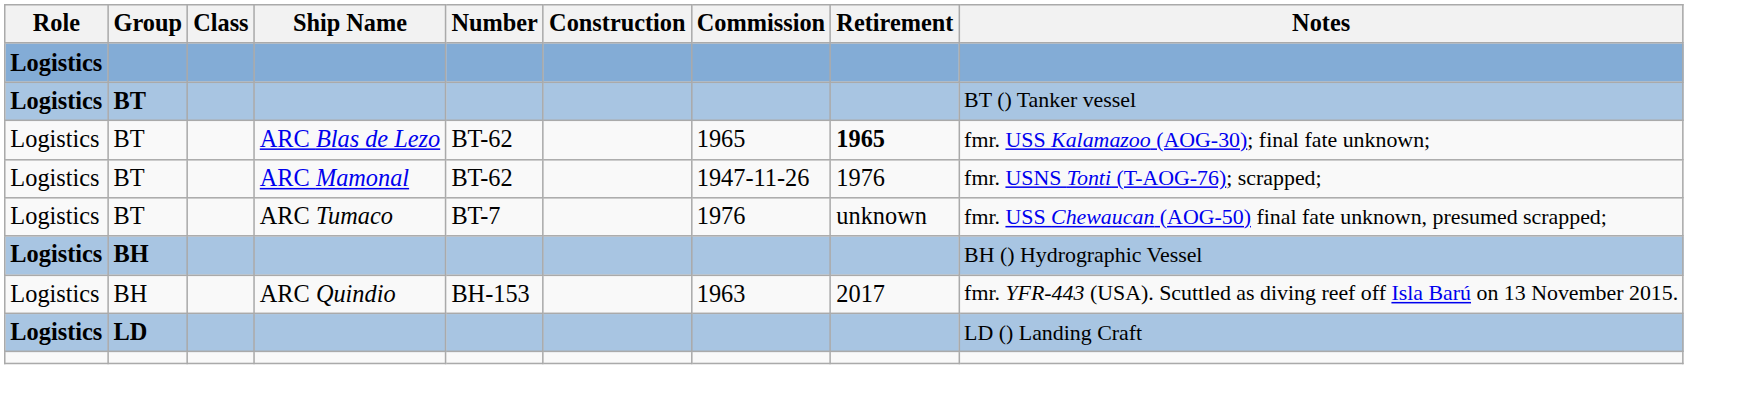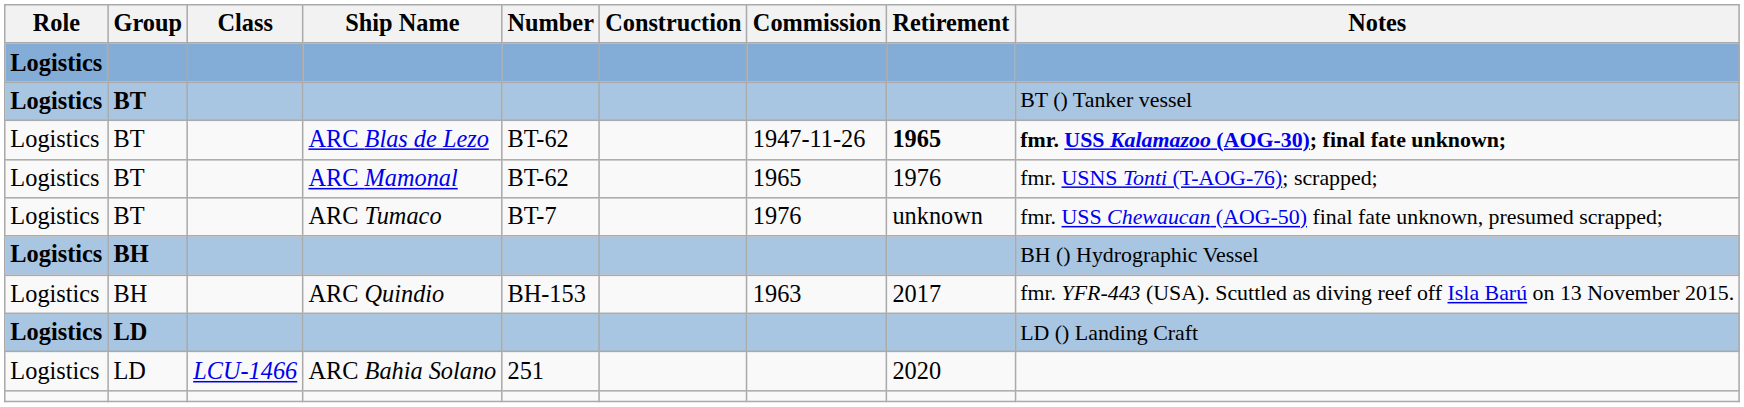(721, 139) 1965 -> (809, 139) 1947-11-26
(1197, 139) normal -> (1263, 139) bold
(753, 178) 1947-11-26 -> (777, 178) 1965
+ row: (130, 370)
